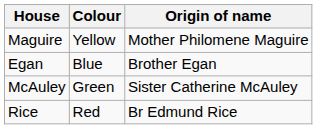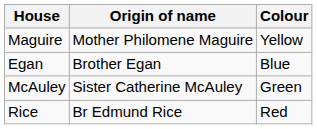columns swapped: (97, 16) <-> (218, 16)
